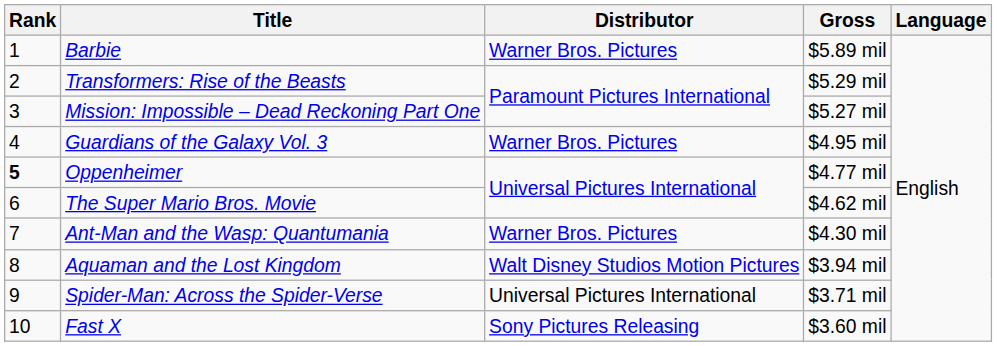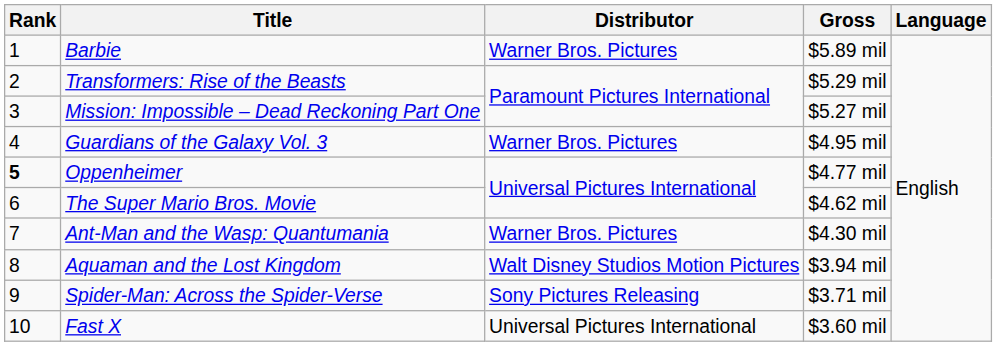(623, 295) Universal Pictures International -> (594, 295) Sony Pictures Releasing
(594, 326) Sony Pictures Releasing -> (623, 326) Universal Pictures International
